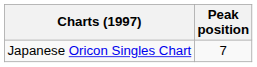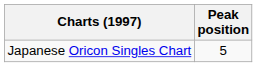(223, 51) 7 -> (223, 51) 5
